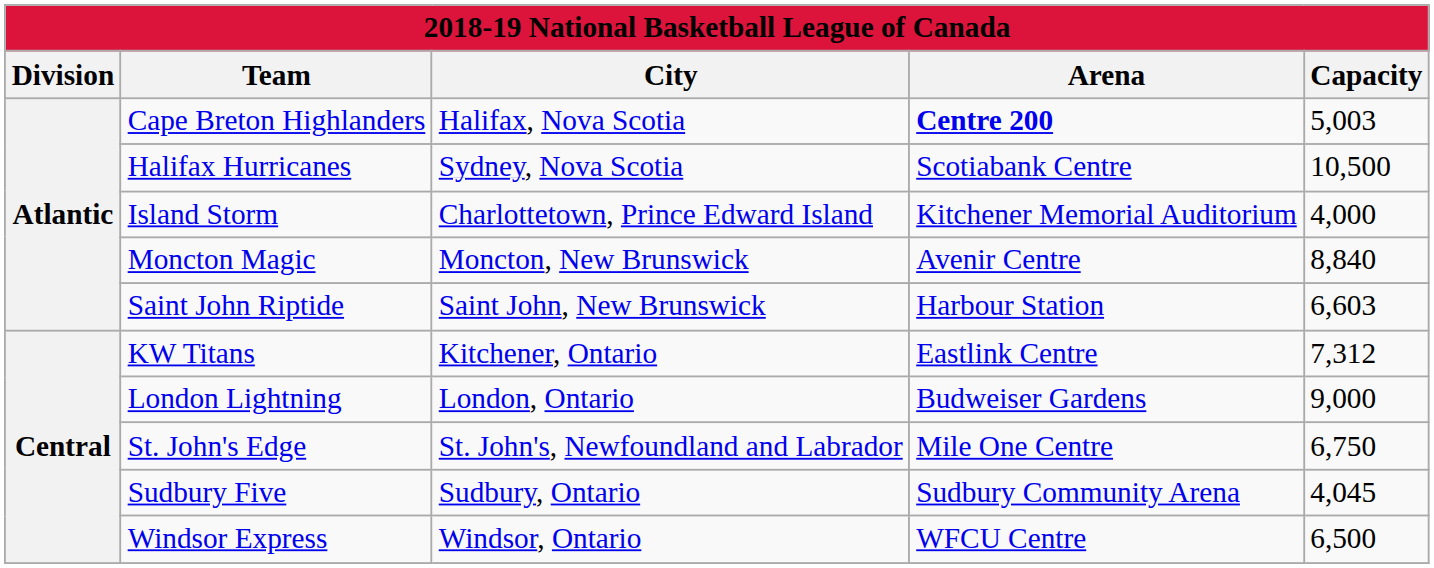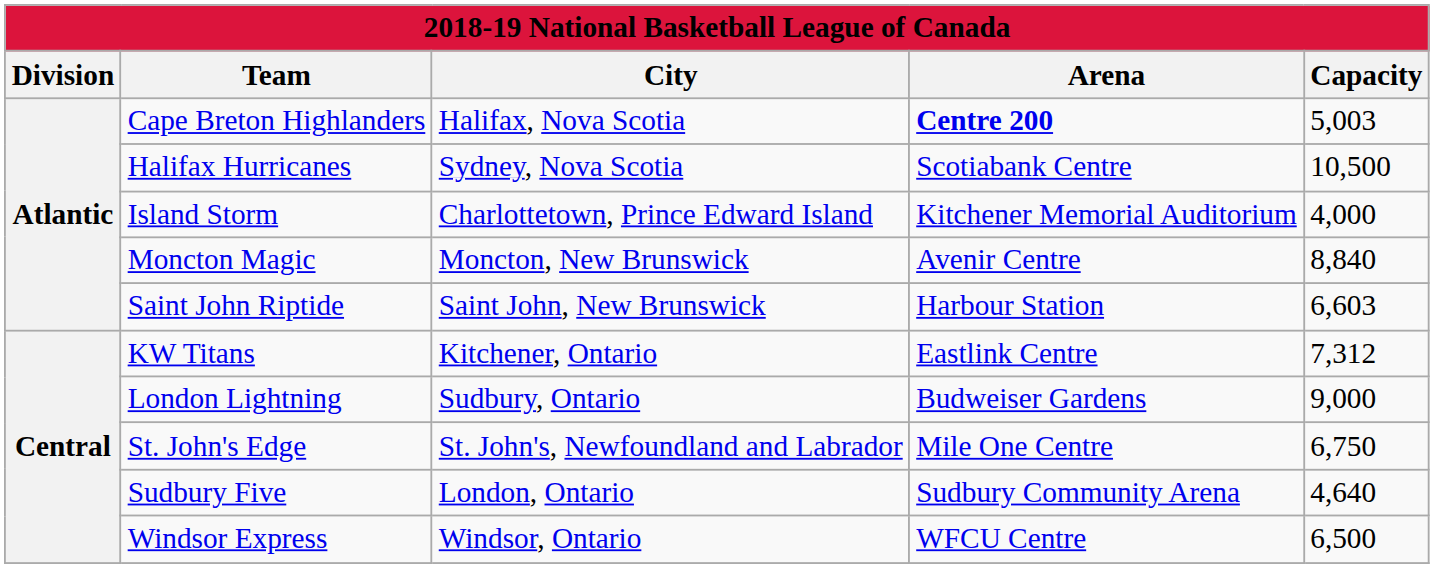(536, 399) London, Ontario -> (539, 399) Sudbury, Ontario
(539, 492) Sudbury, Ontario -> (536, 492) London, Ontario
(1343, 492) 4,045 -> (1343, 492) 4,640
